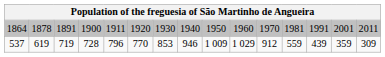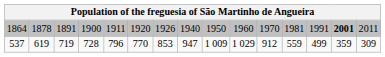(165, 28) 1930 -> (165, 28) 1926
(344, 28) normal -> (344, 28) bold
(190, 44) 946 -> (190, 44) 947
(319, 44) 439 -> (319, 44) 499
